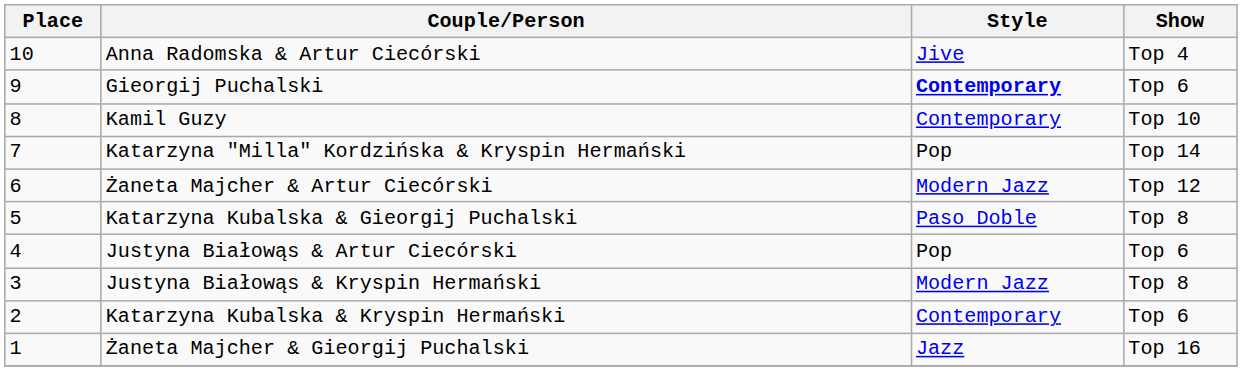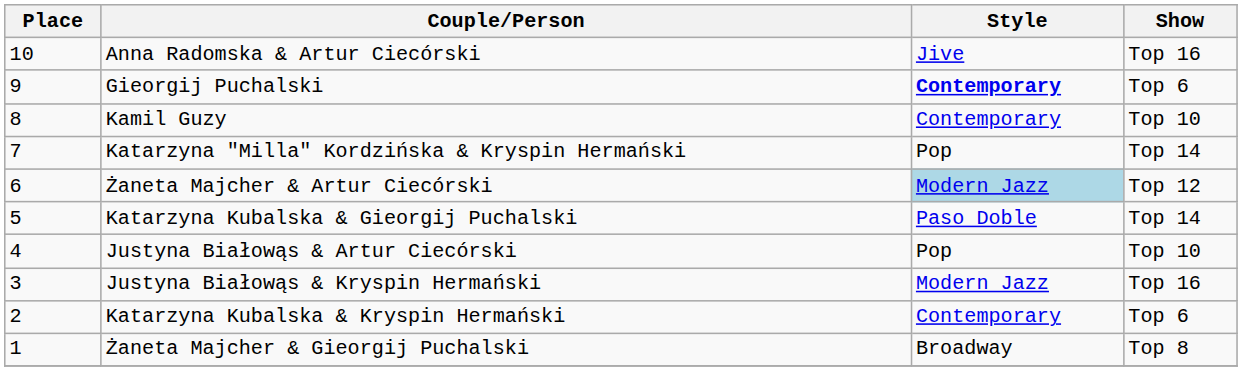(1159, 54) Top 4 -> (1165, 54) Top 16
(982, 185) no background -> (982, 185) lightblue background
(1159, 218) Top 8 -> (1165, 218) Top 14
(1159, 251) Top 6 -> (1165, 251) Top 10
(1159, 284) Top 8 -> (1165, 284) Top 16
(940, 350) Jazz -> (964, 350) Broadway
(1165, 350) Top 16 -> (1159, 350) Top 8
